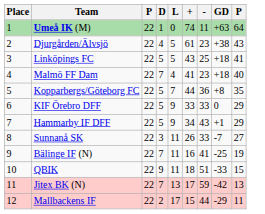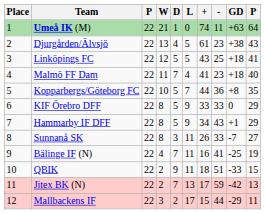+ column: (163, 12)
